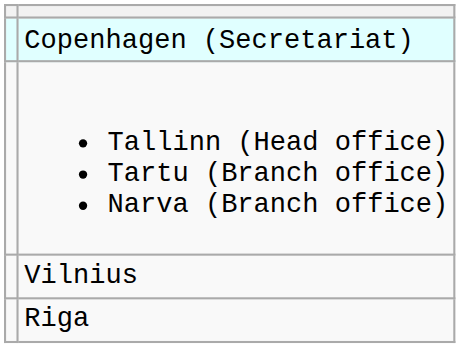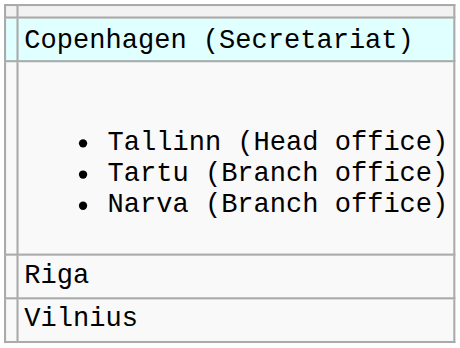rows swapped: (57, 320) <-> (81, 276)
